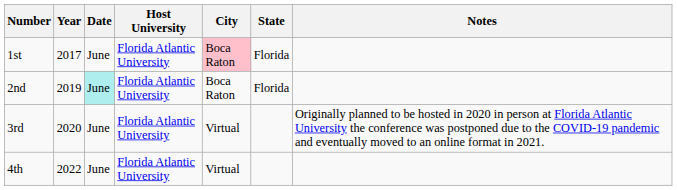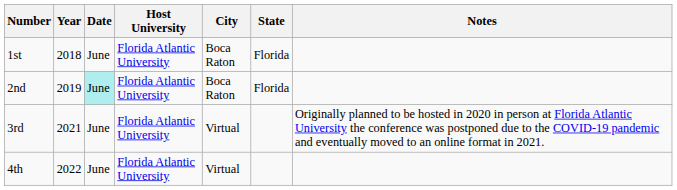(69, 54) 2017 -> (69, 54) 2018
(220, 54) pink background -> (220, 54) no background
(69, 128) 2020 -> (69, 128) 2021
